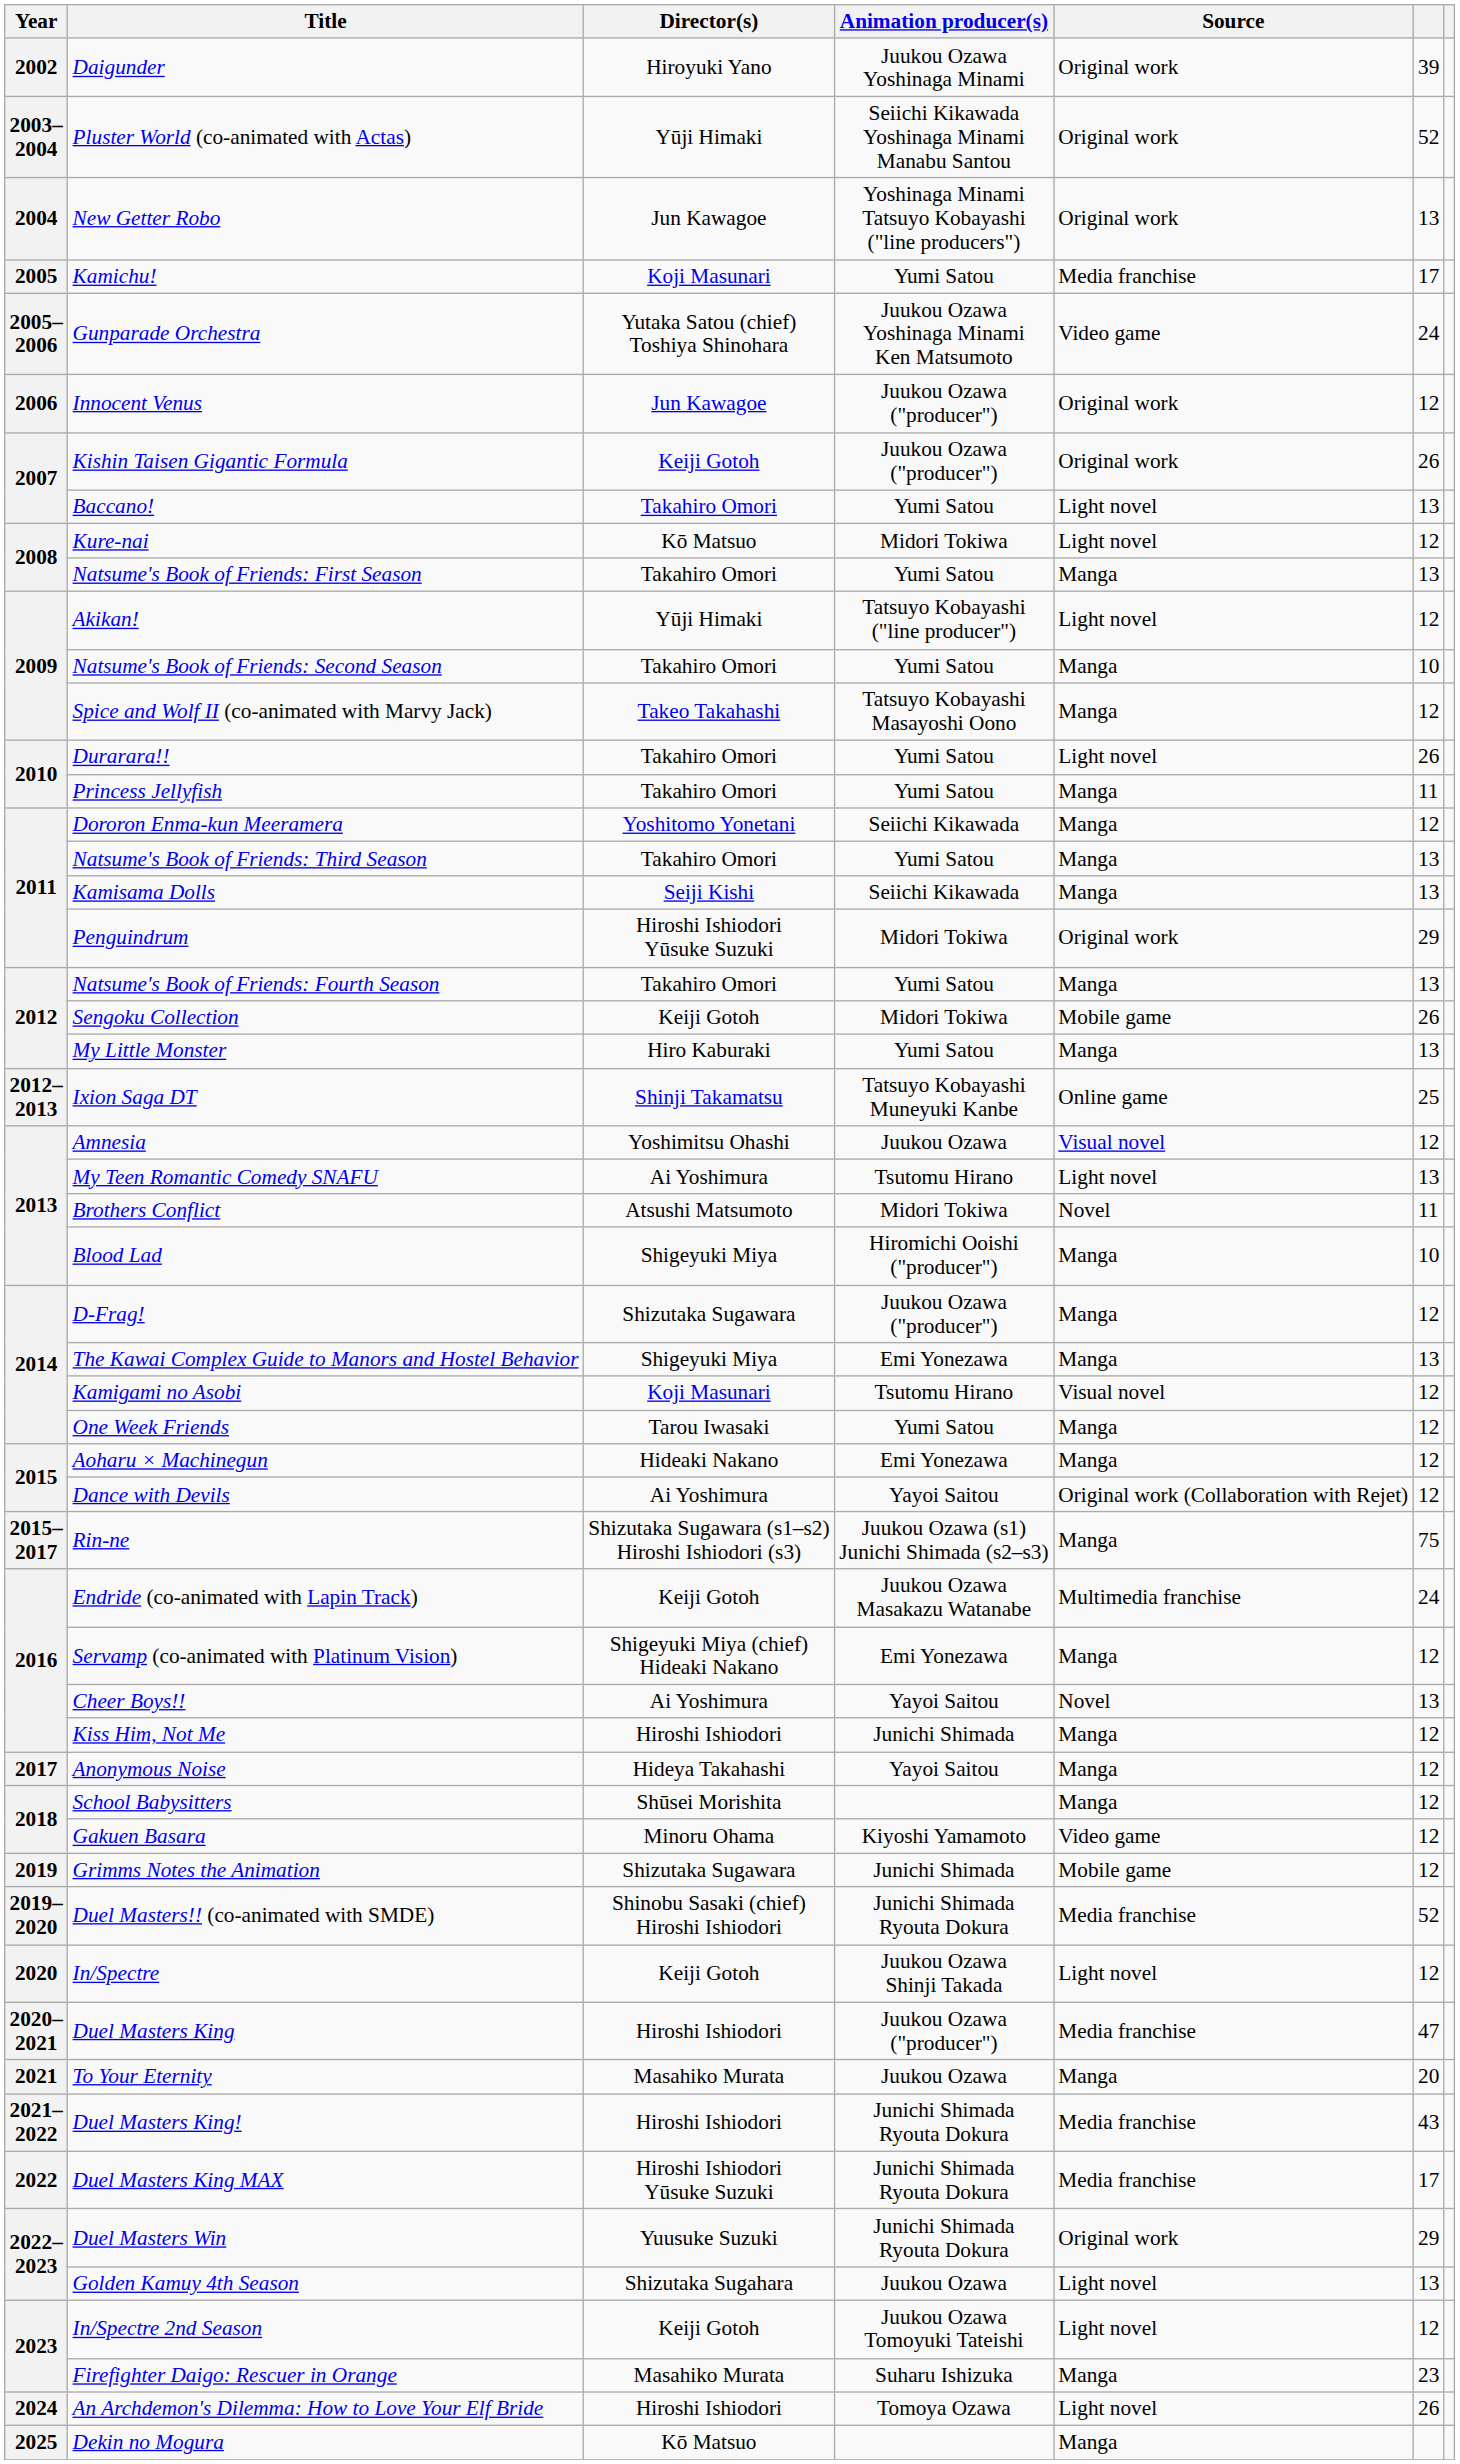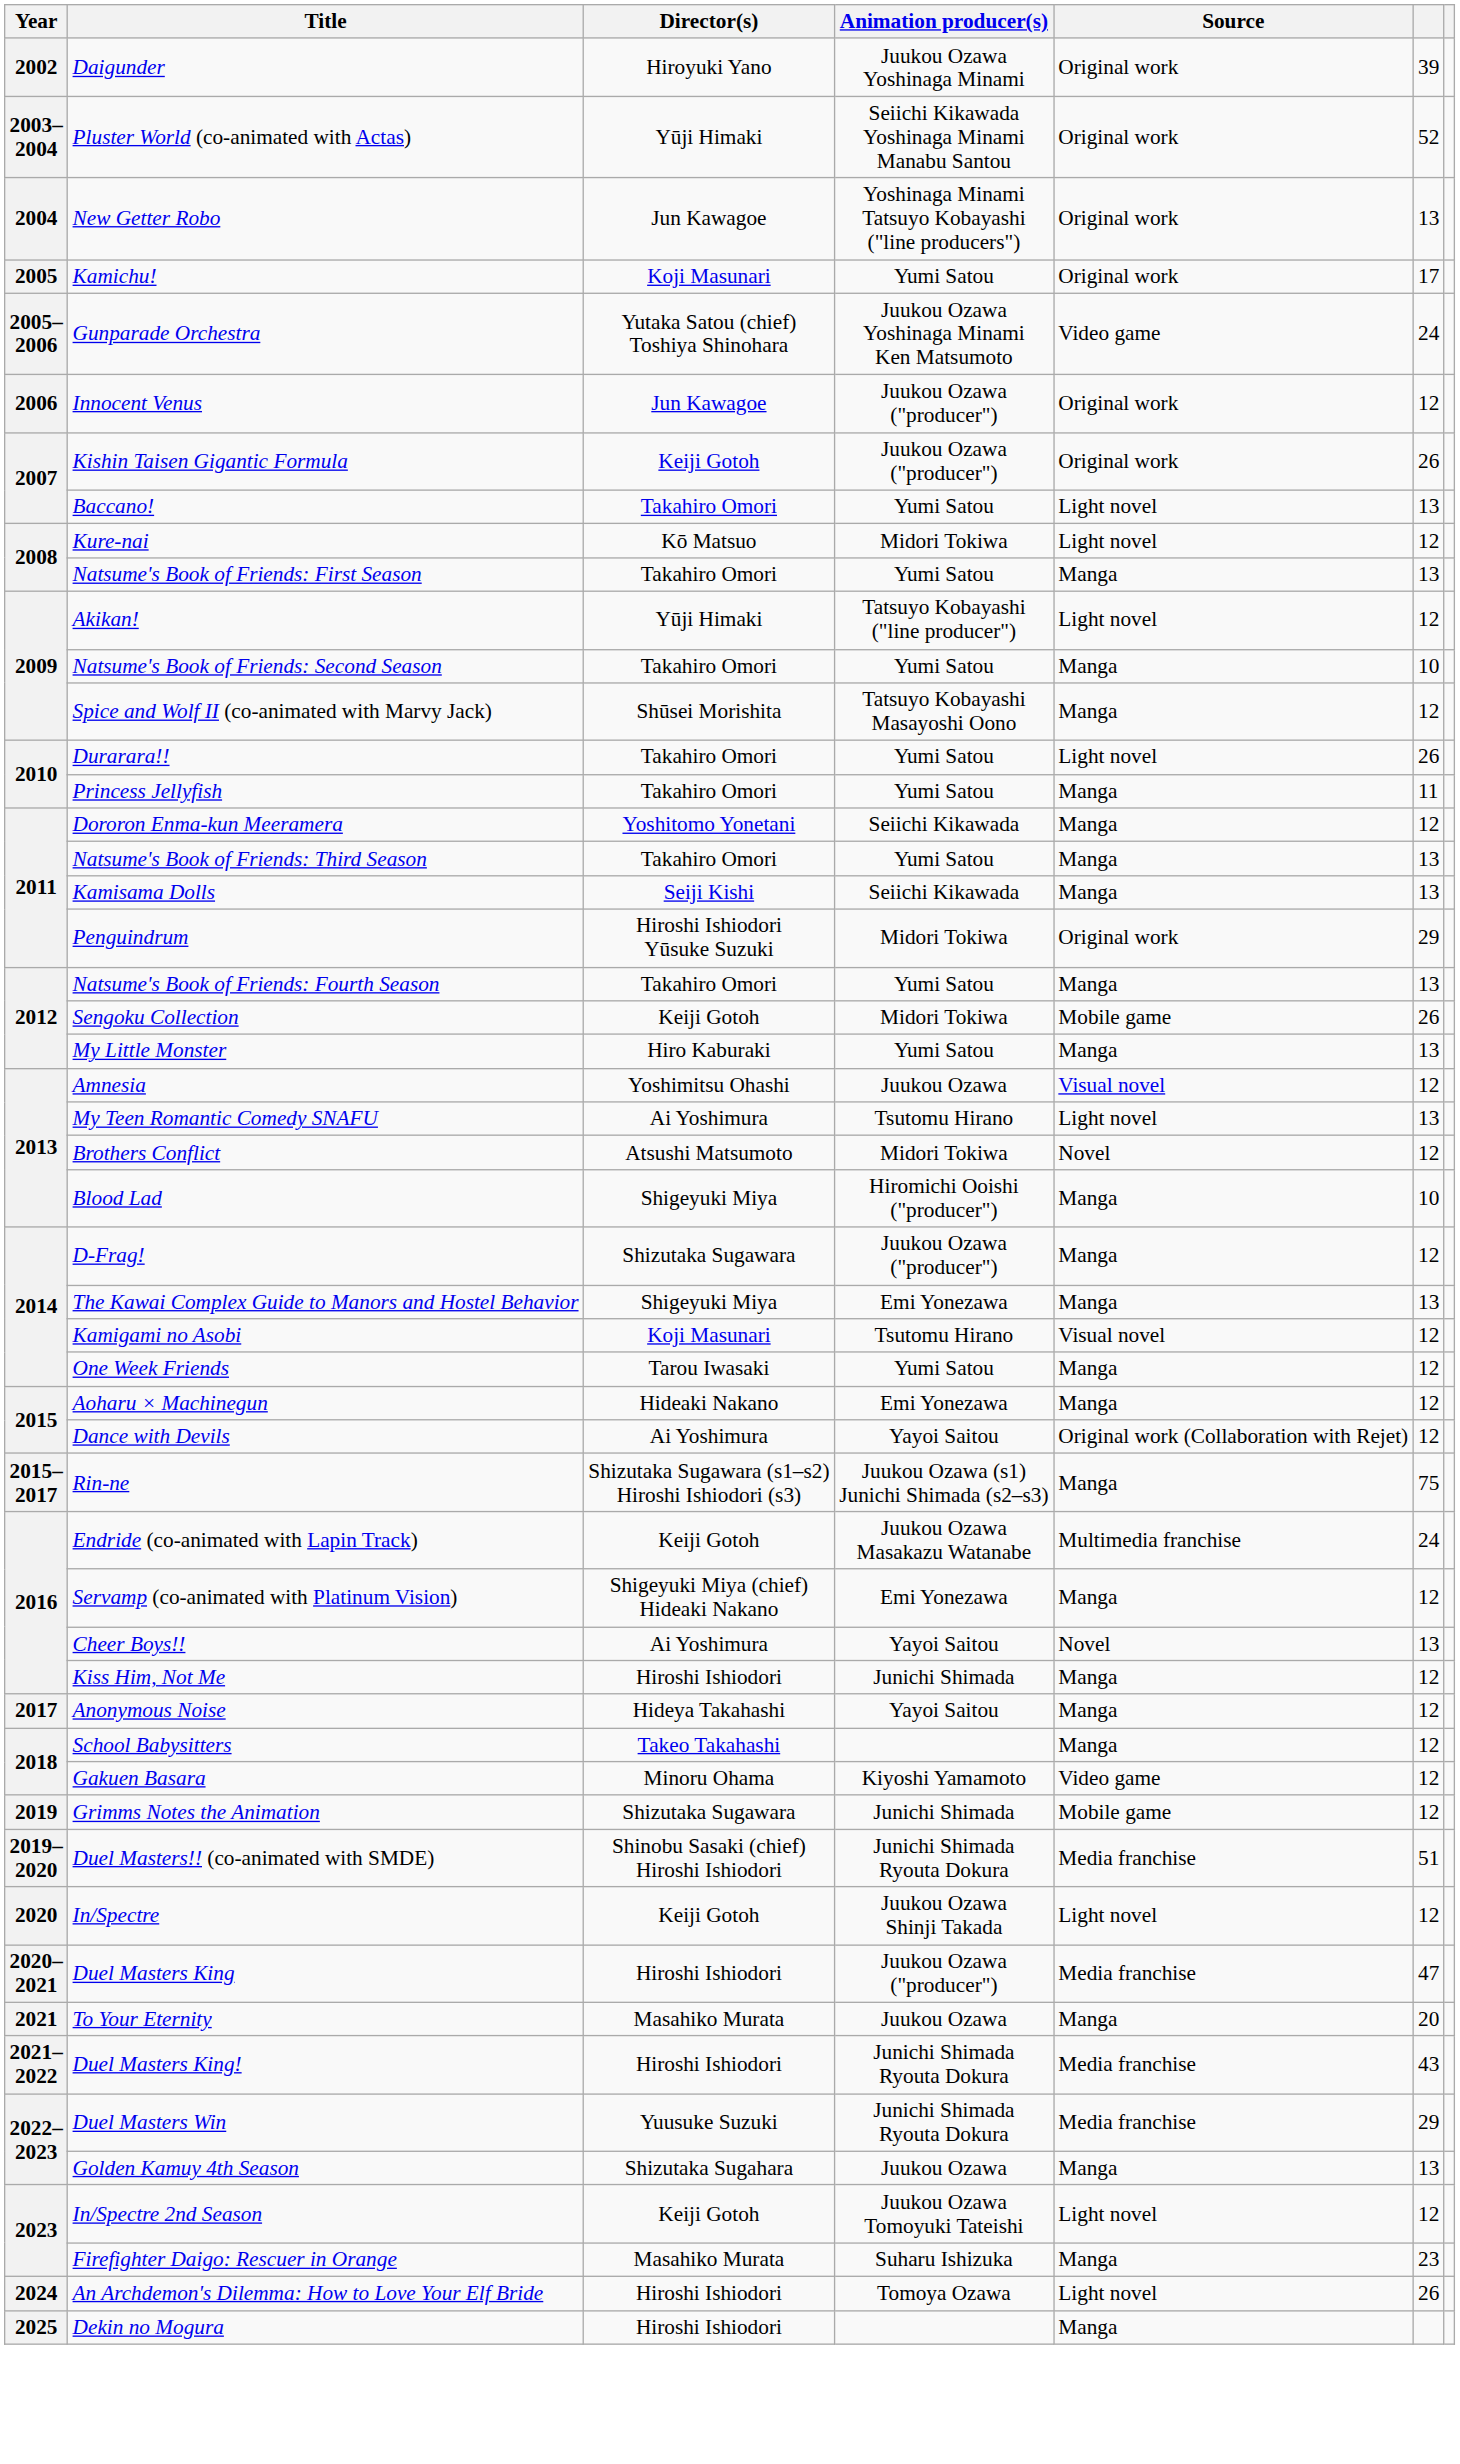(1127, 276) Media franchise -> (1118, 276) Original work
(709, 711) Takeo Takahashi -> (709, 711) Shūsei Morishita
- row: (135, 1096)
(1428, 1210) 11 -> (1429, 1152) 12
(709, 1802) Shūsei Morishita -> (709, 1744) Takeo Takahashi
(1429, 1915) 52 -> (1429, 1857) 51
- row: (178, 2179)
(1118, 2237) Original work -> (1127, 2122) Media franchise
(1108, 2283) Light novel -> (1088, 2167) Manga
(709, 2442) Kō Matsuo -> (709, 2326) Hiroshi Ishiodori
